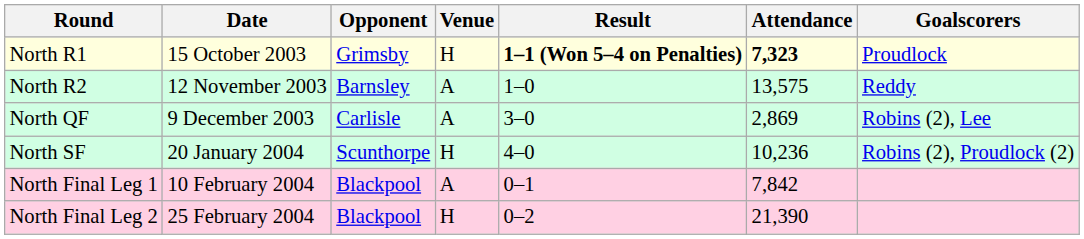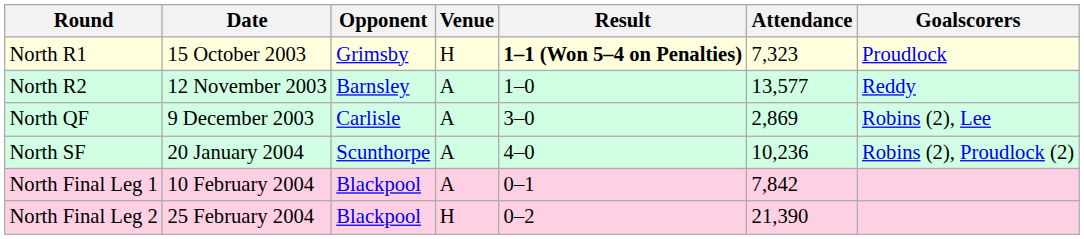(775, 53) bold -> (775, 53) normal
(780, 86) 13,575 -> (780, 86) 13,577
(447, 151) H -> (447, 151) A
